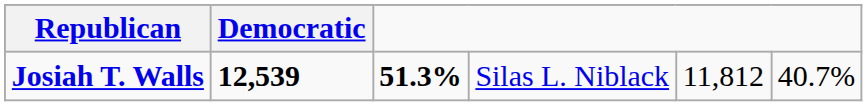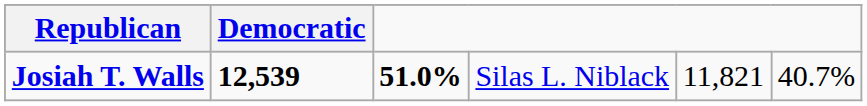(420, 75) 51.3% -> (420, 75) 51.0%
(723, 75) 11,812 -> (723, 75) 11,821
